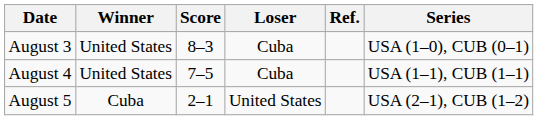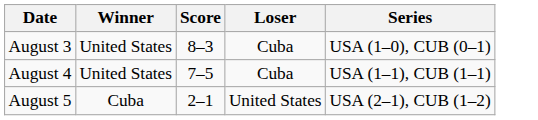- column: (345, 18)
